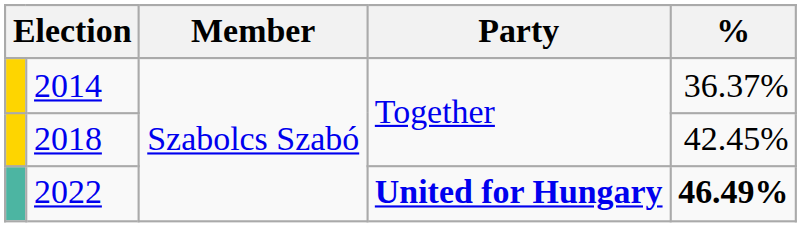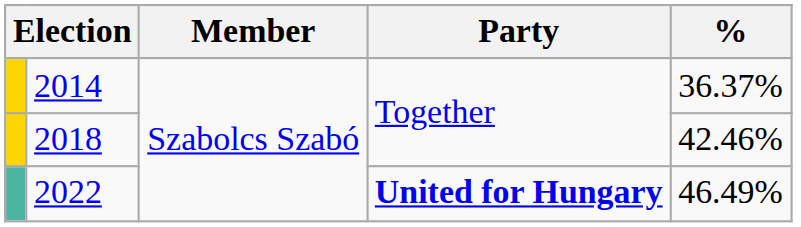(736, 138) 42.45% -> (730, 138) 42.46%
(733, 192) bold -> (730, 192) normal
